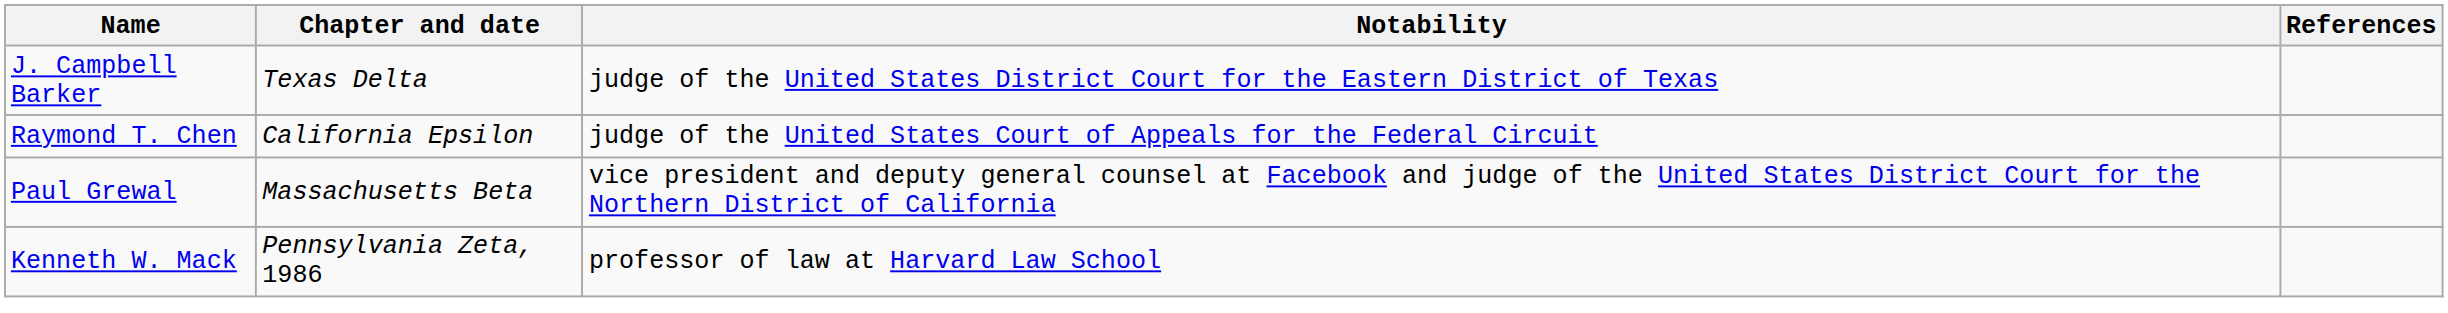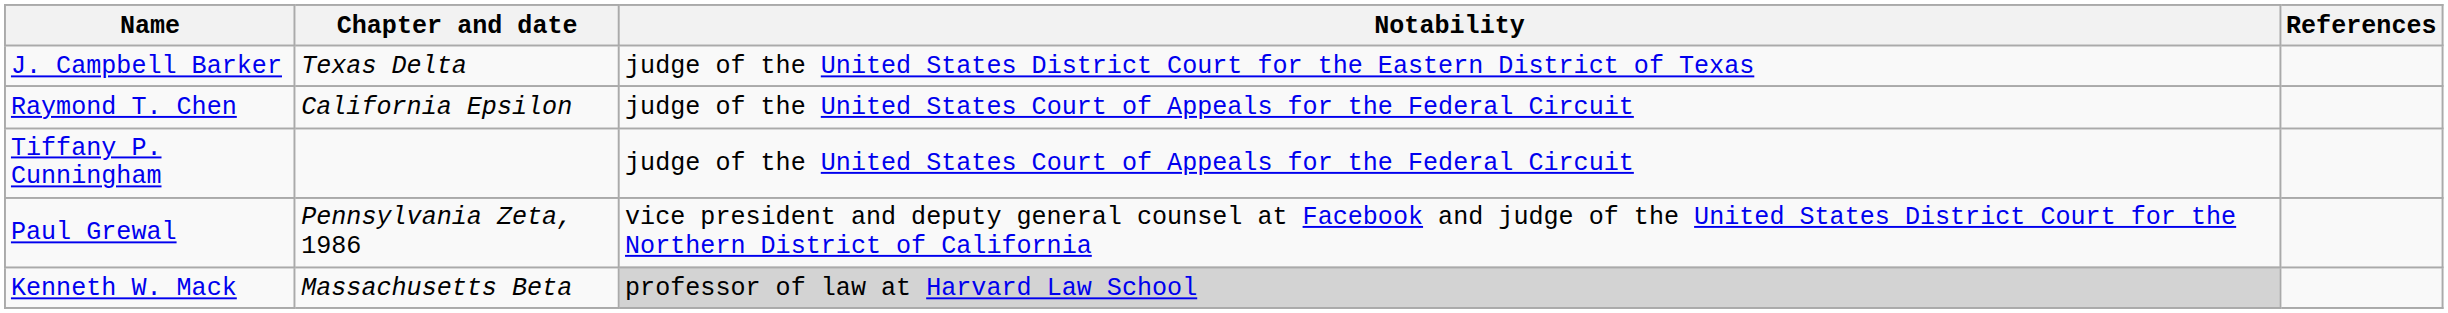+ row: (86, 163)
(398, 192) Massachusetts Beta -> (437, 232) Pennsylvania Zeta, 1986
(398, 261) Pennsylvania Zeta, 1986 -> (437, 288) Massachusetts Beta
(875, 261) no background -> (911, 288) lightgrey background
